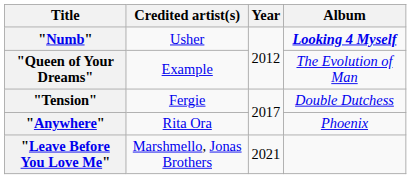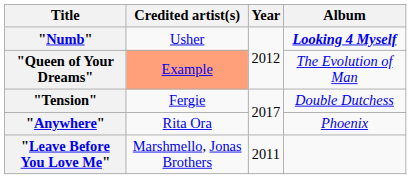(187, 69) no background -> (187, 69) lightsalmon background
(266, 154) 2021 -> (266, 154) 2011
